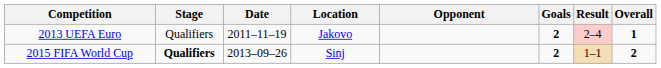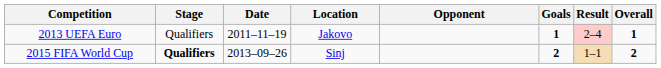(556, 34) 2 -> (556, 34) 1
